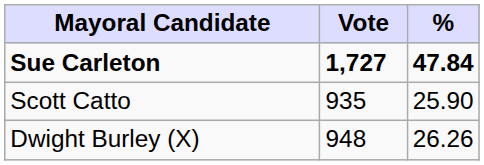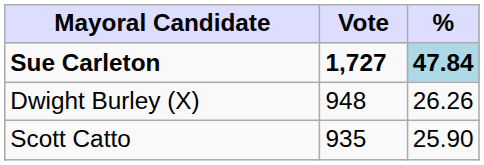(443, 62) no background -> (443, 62) lightblue background
rows swapped: (105, 139) <-> (71, 100)
